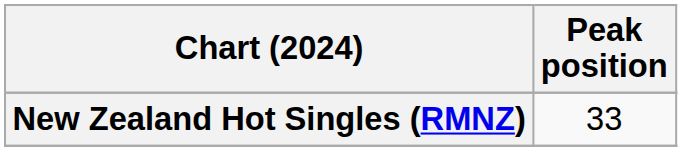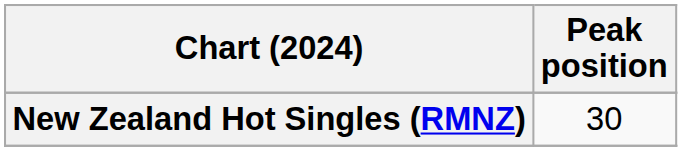(604, 118) 33 -> (604, 118) 30
